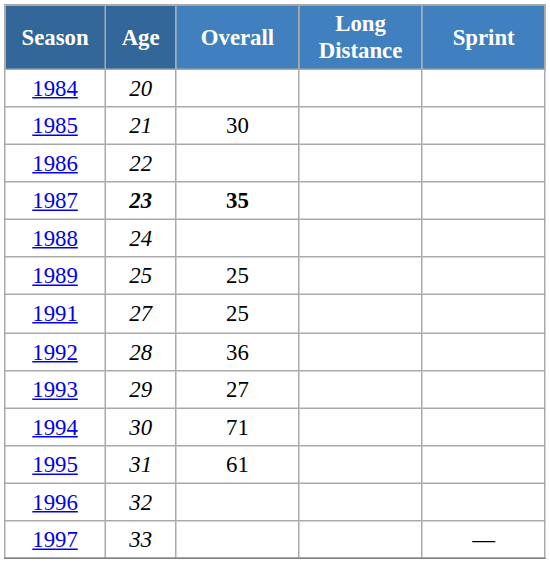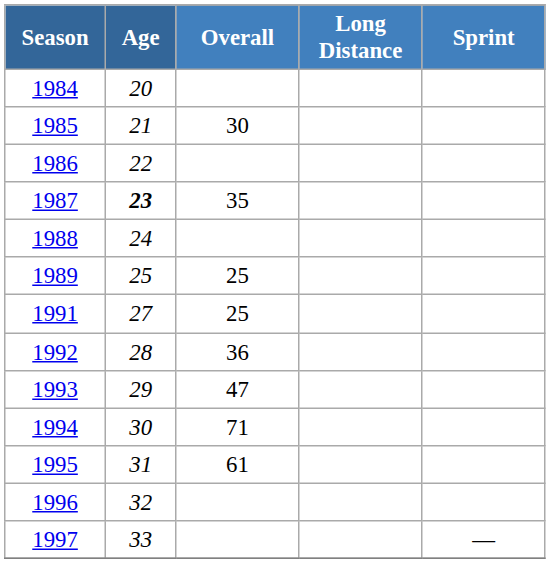(237, 200) bold -> (237, 200) normal
(237, 388) 27 -> (237, 388) 47
